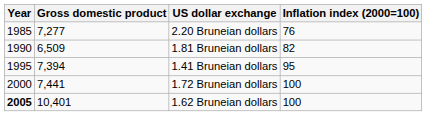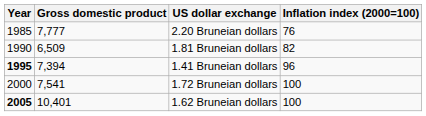(51, 31) 7,277 -> (51, 31) 7,777
(19, 66) normal -> (19, 66) bold
(289, 66) 95 -> (289, 66) 96
(51, 84) 7,441 -> (51, 84) 7,541
